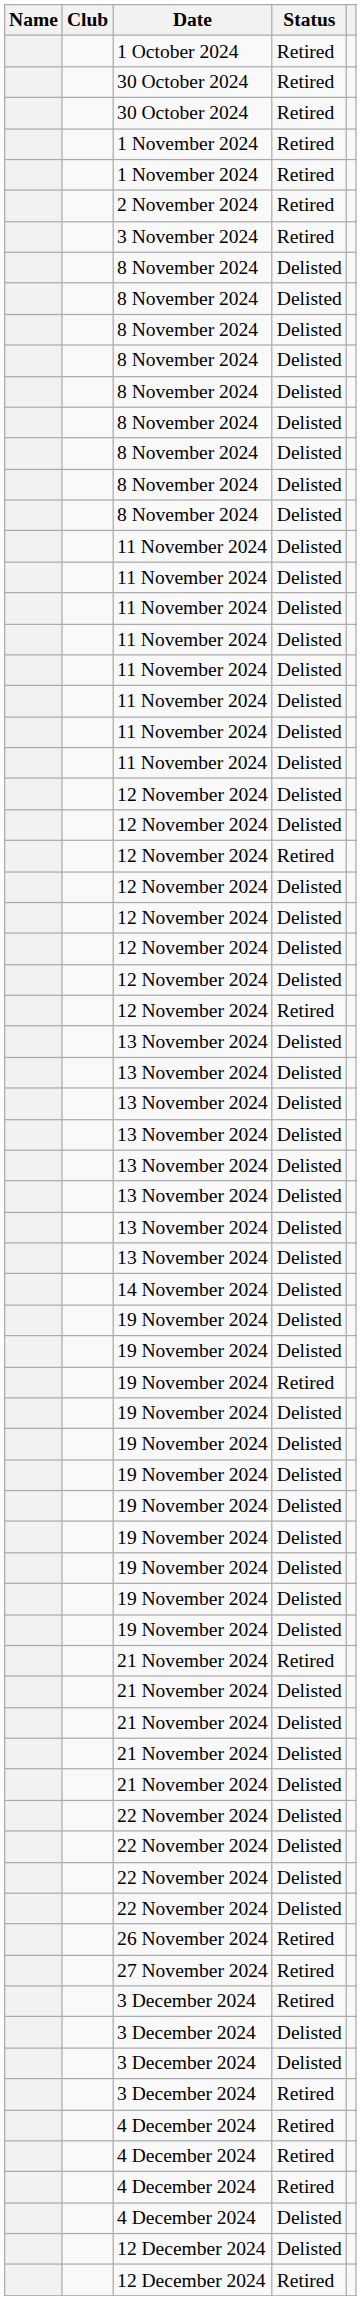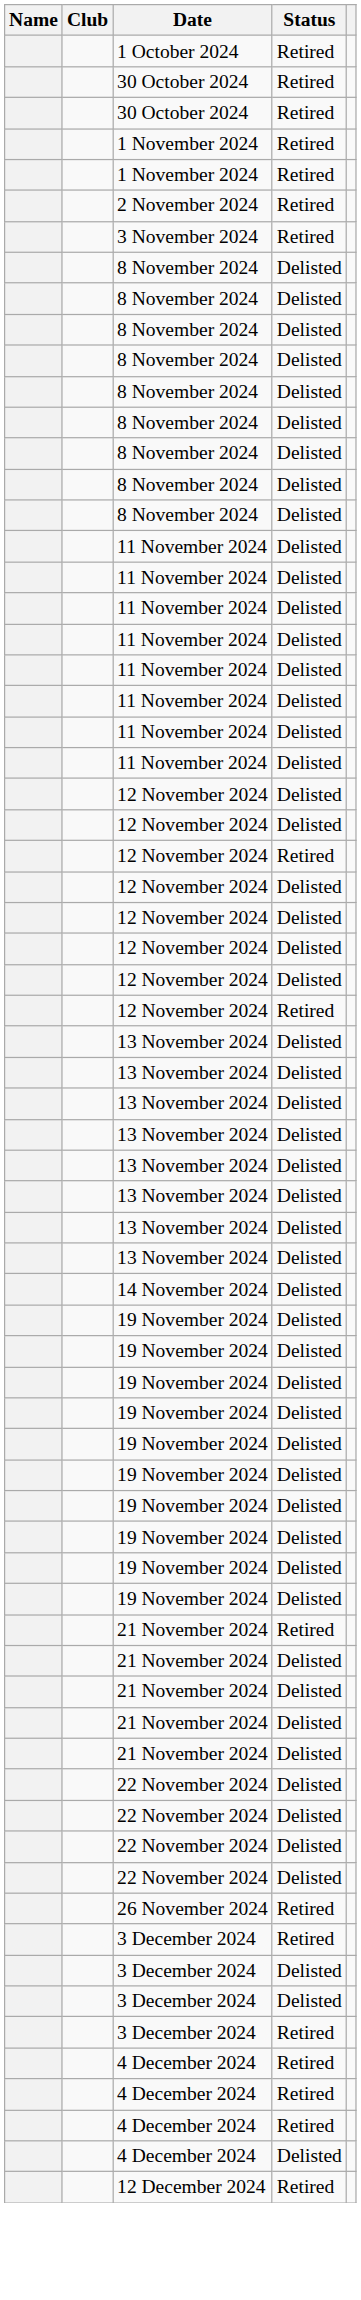- row: (192, 1382)
- row: (192, 1970)
- row: (191, 2248)
